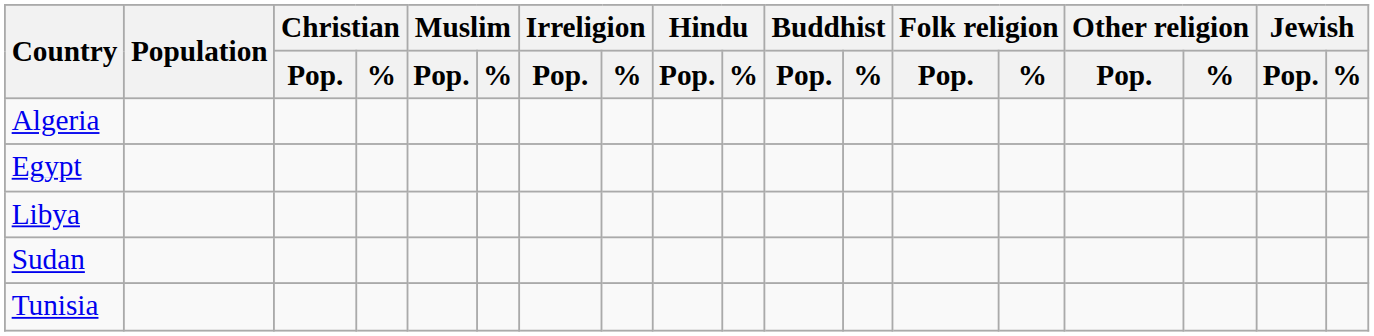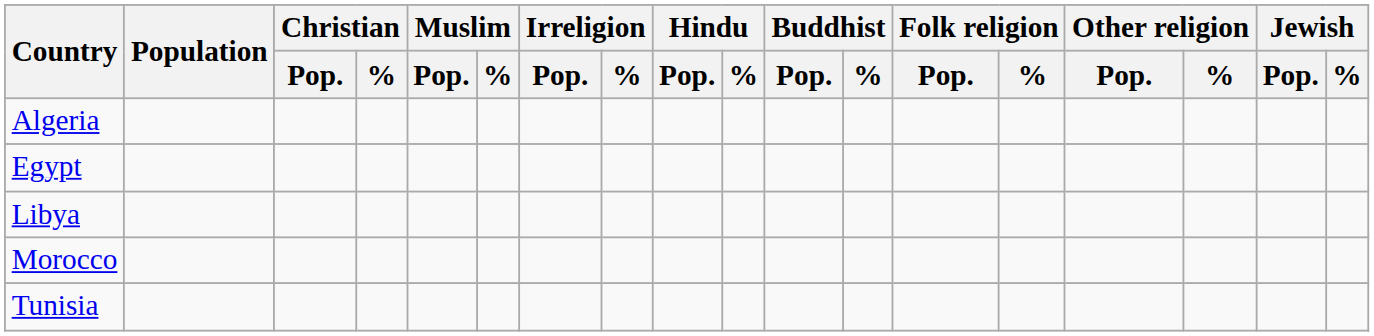+ row: (65, 259)
- row: (48, 259)
